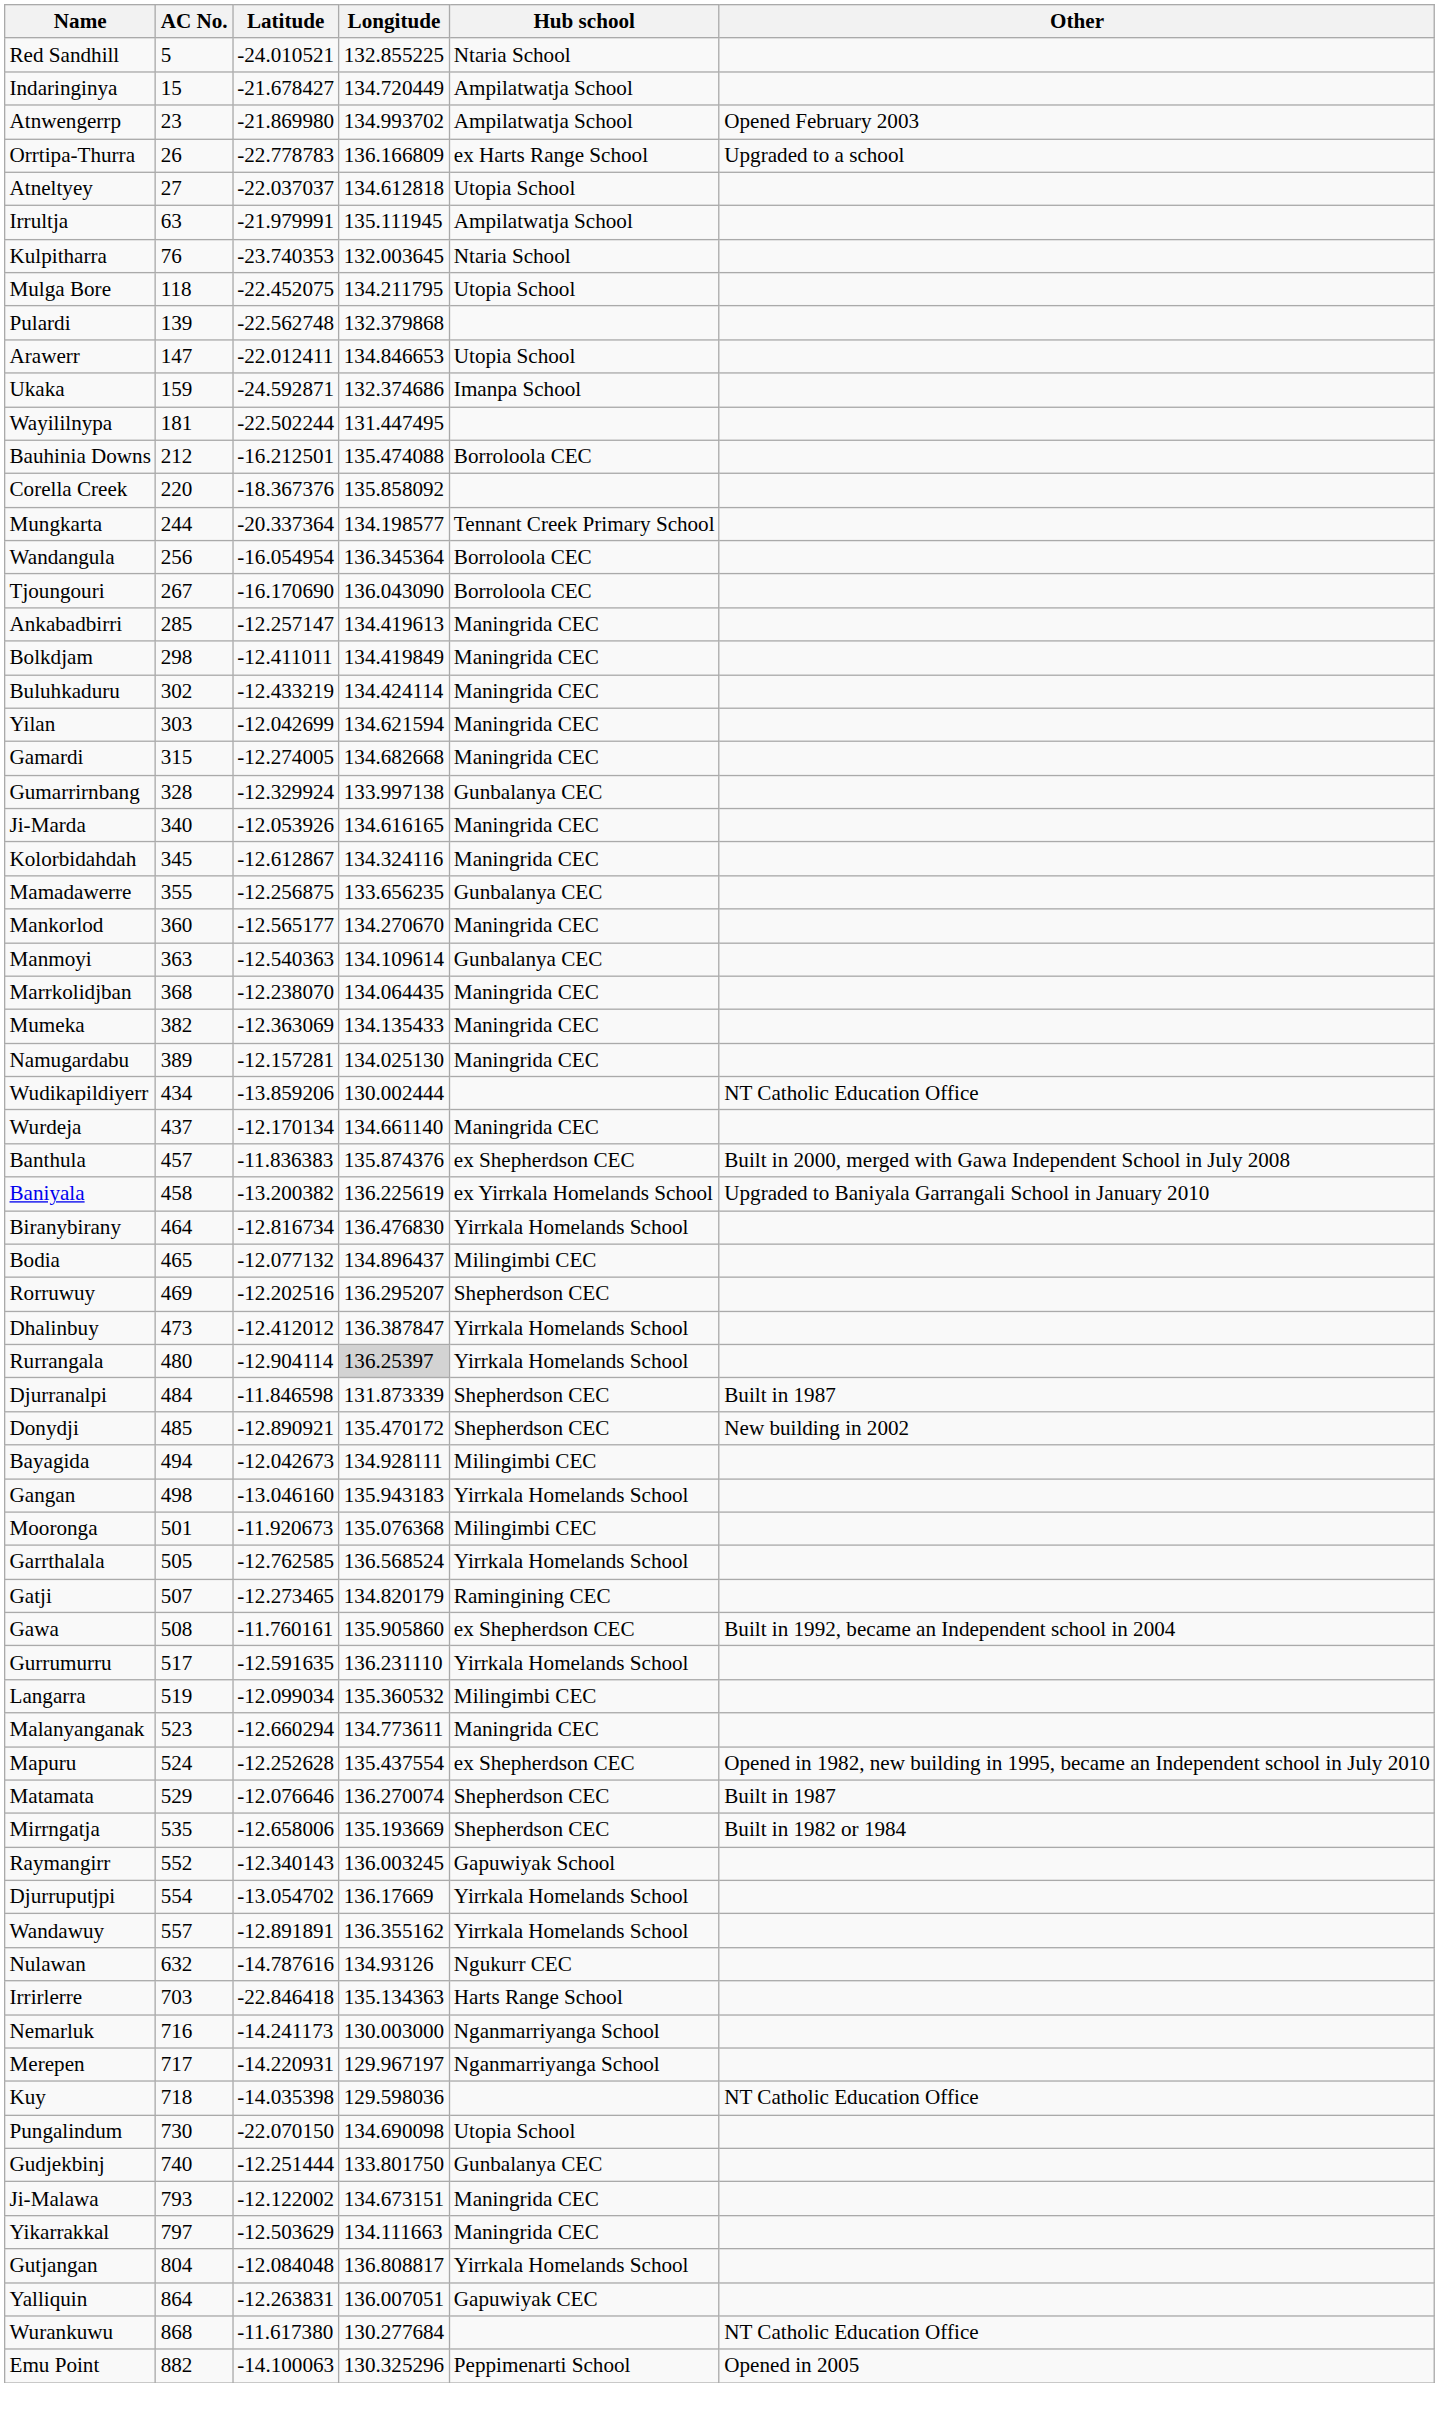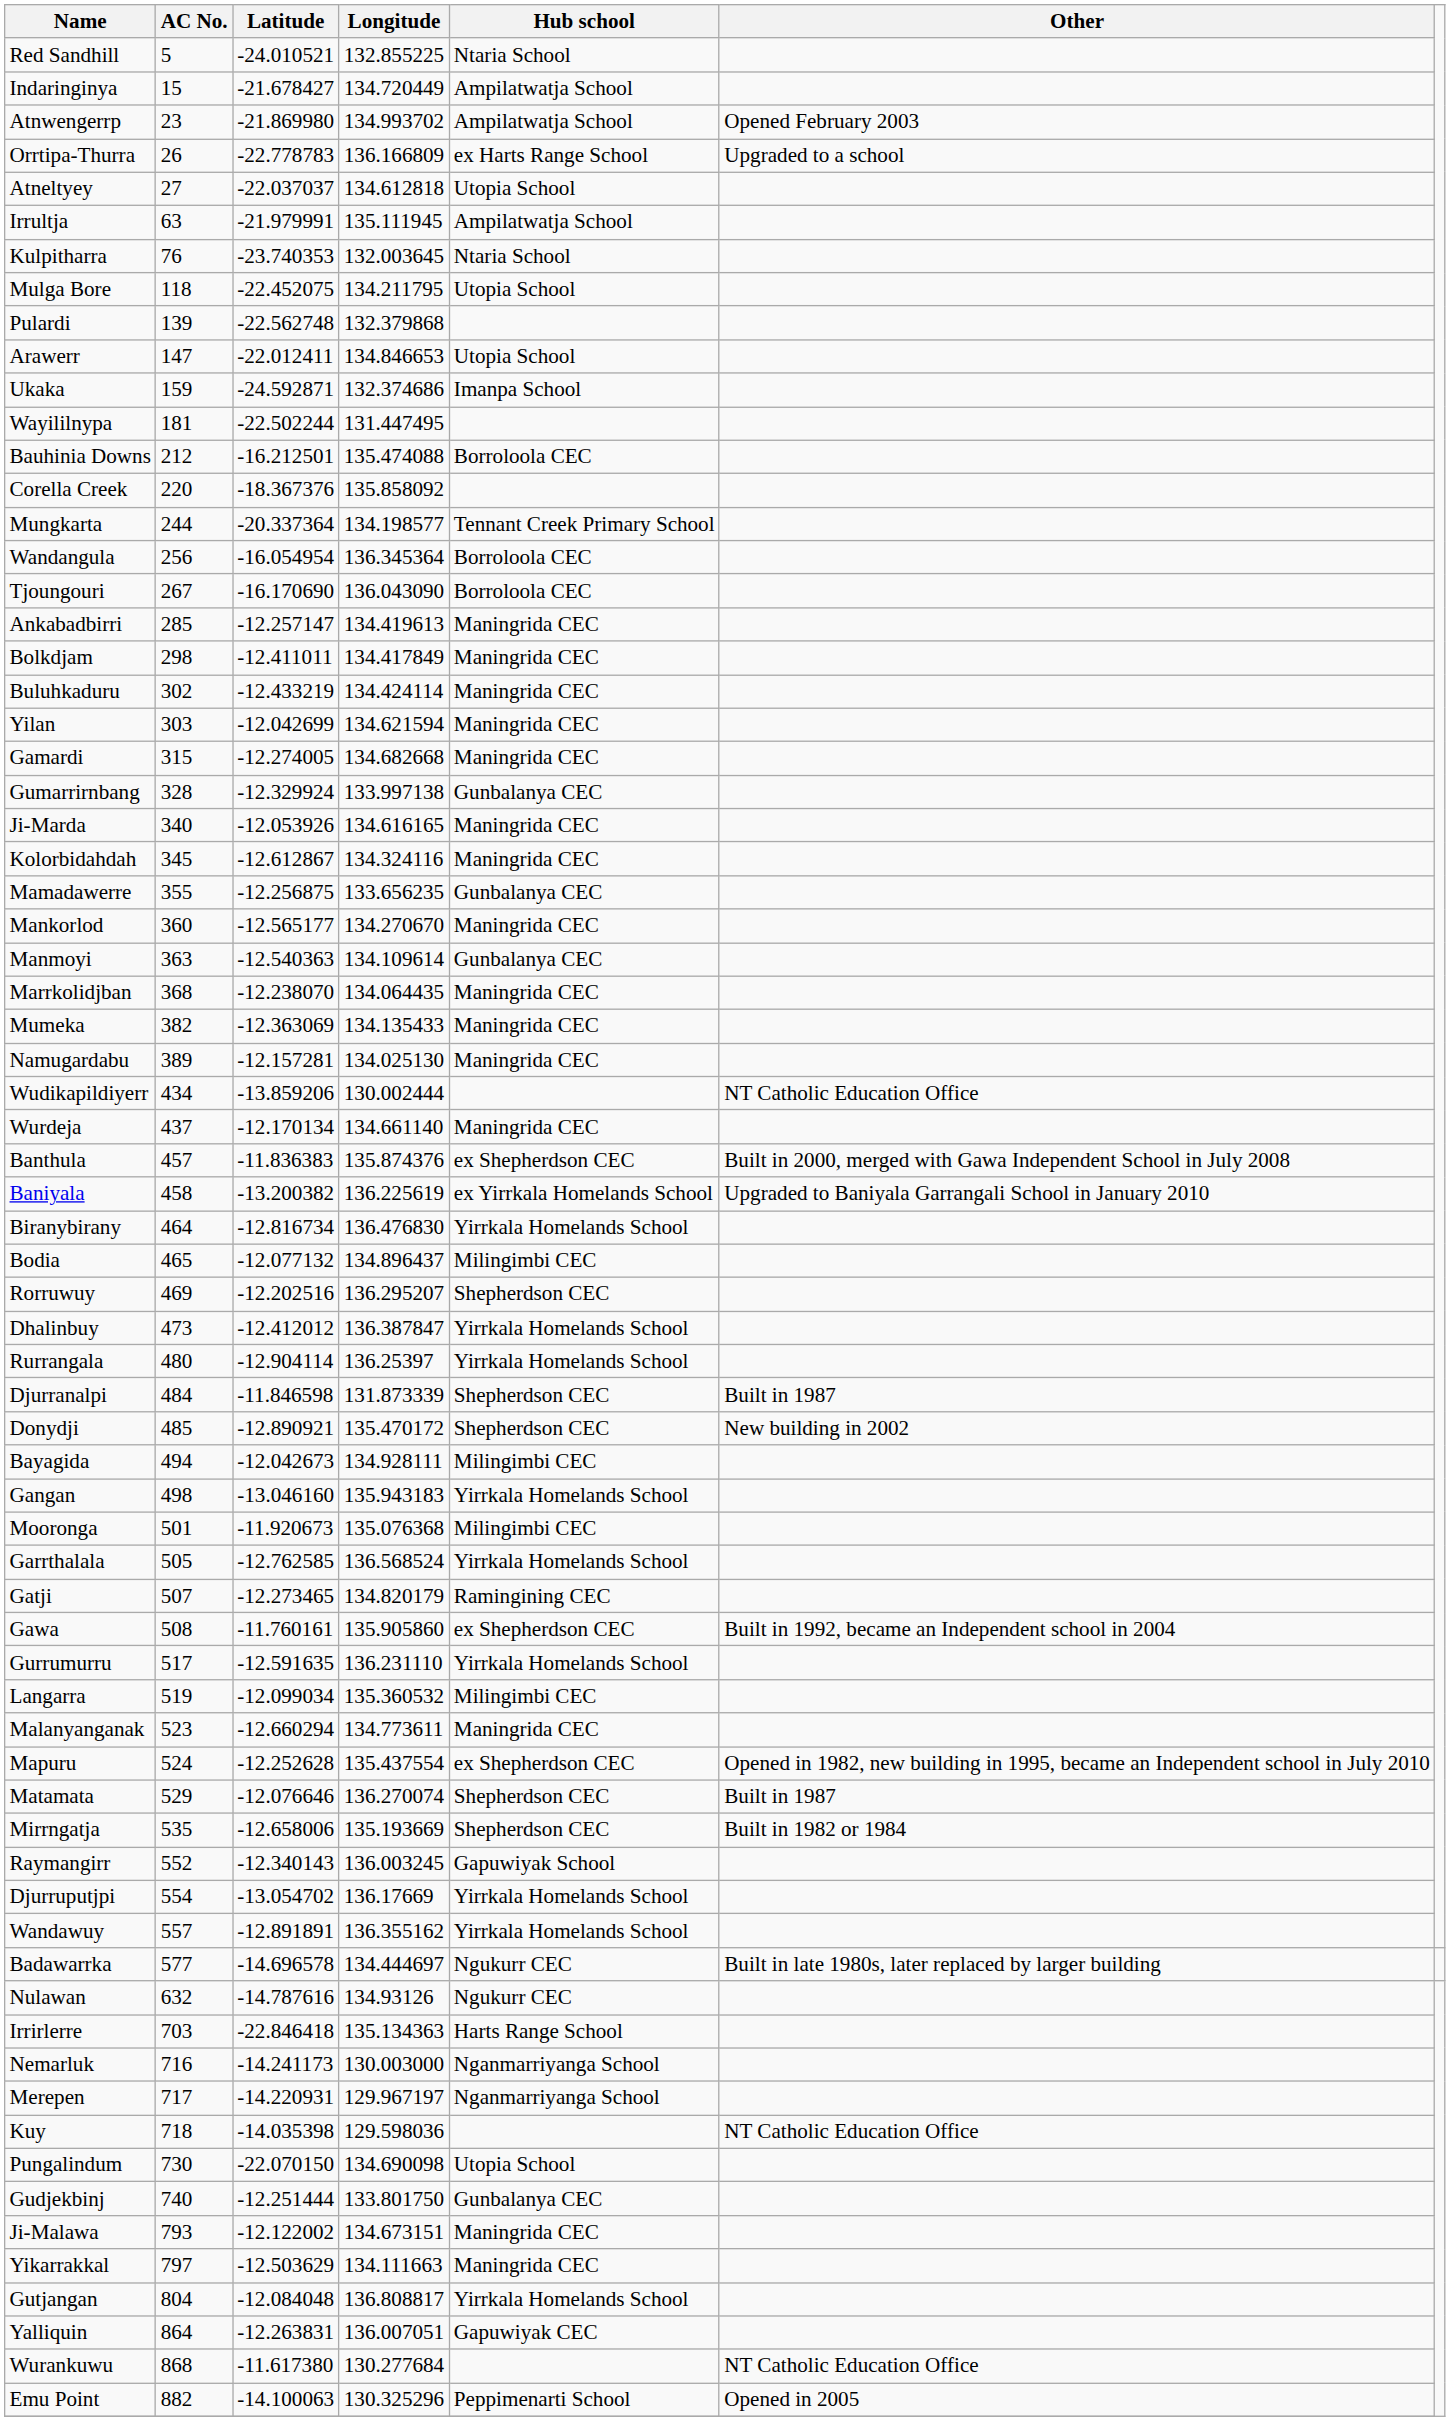(394, 657) 134.419849 -> (394, 657) 134.417849
(389, 1361) lightgrey background -> (389, 1361) no background
+ row: (61, 1963)
